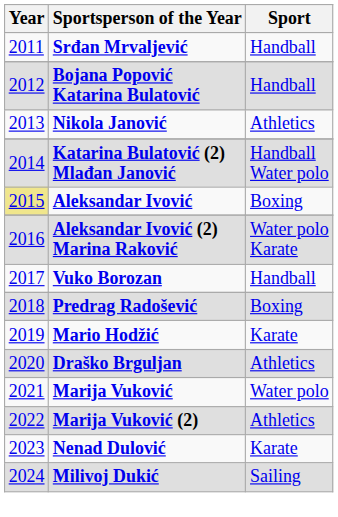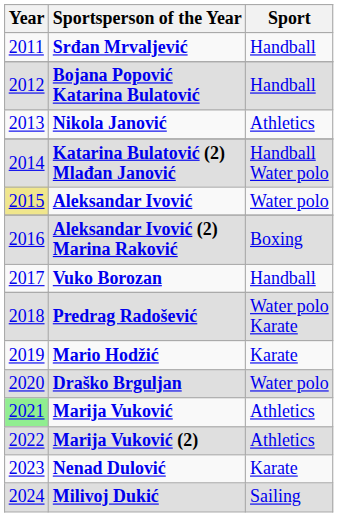(276, 201) Boxing -> (289, 201) Water polo
(289, 239) Water polo Karate -> (276, 239) Boxing
(276, 306) Boxing -> (289, 316) Water polo Karate
(282, 363) Athletics -> (289, 383) Water polo
(27, 391) no background -> (27, 411) lightgreen background
(289, 391) Water polo -> (282, 411) Athletics
